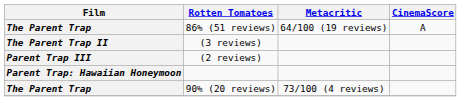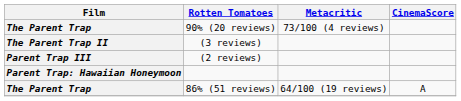rows swapped: (49, 88) <-> (49, 27)
